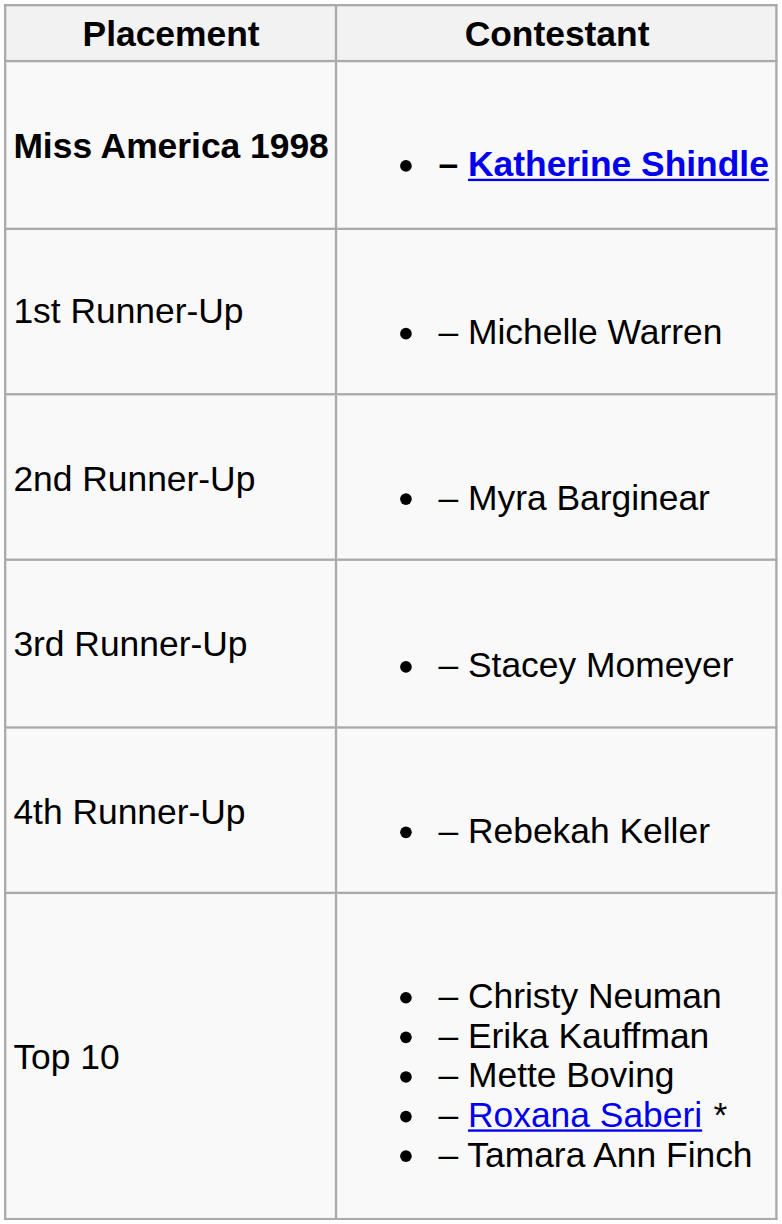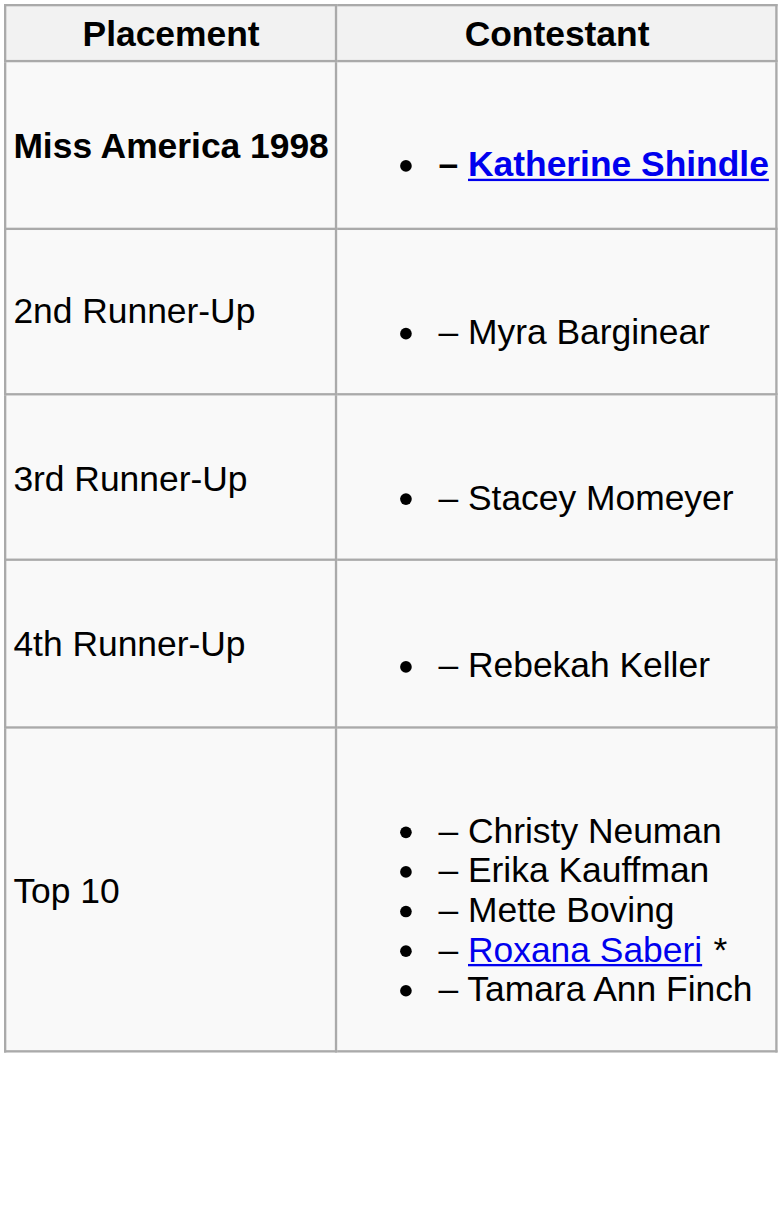- row: (128, 311)
